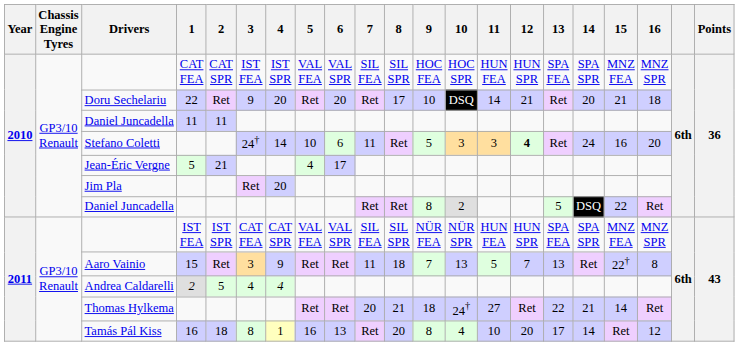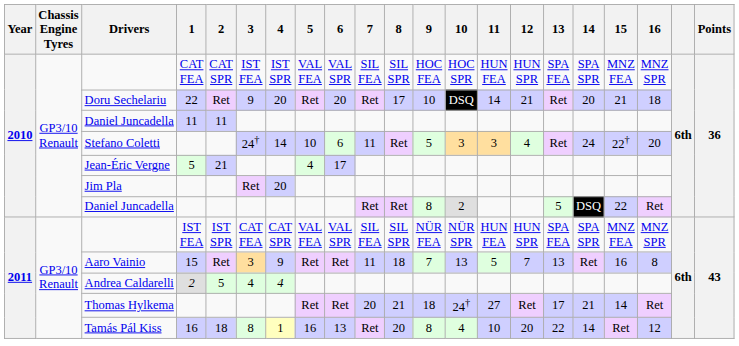(527, 142) bold -> (527, 142) normal
(621, 142) 16 -> (621, 142) 22†
(621, 263) 22† -> (621, 262) 16
(558, 308) 22 -> (558, 305) 17
(558, 330) 17 -> (558, 327) 22
